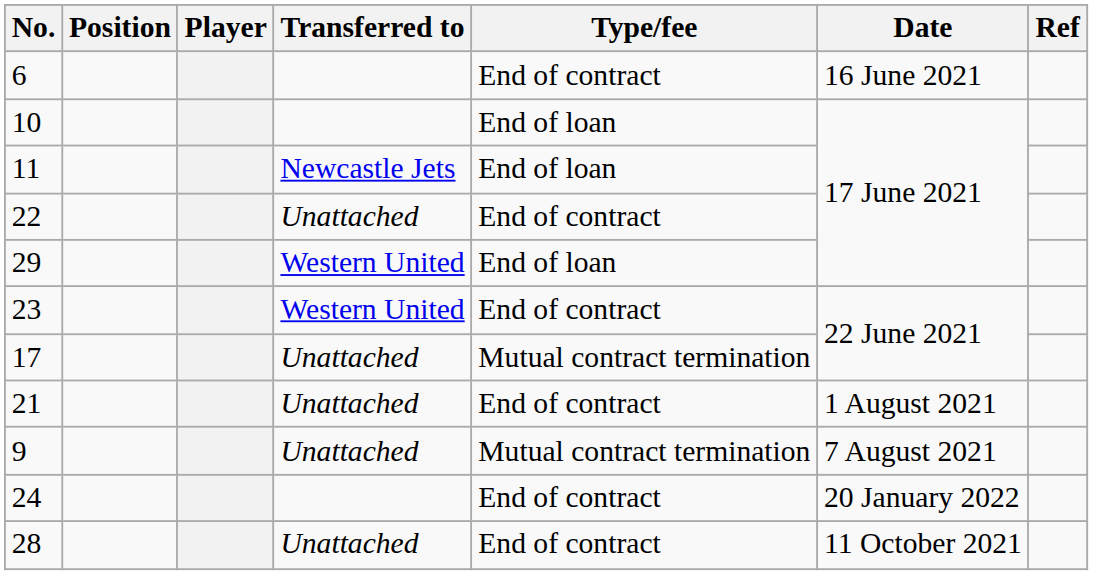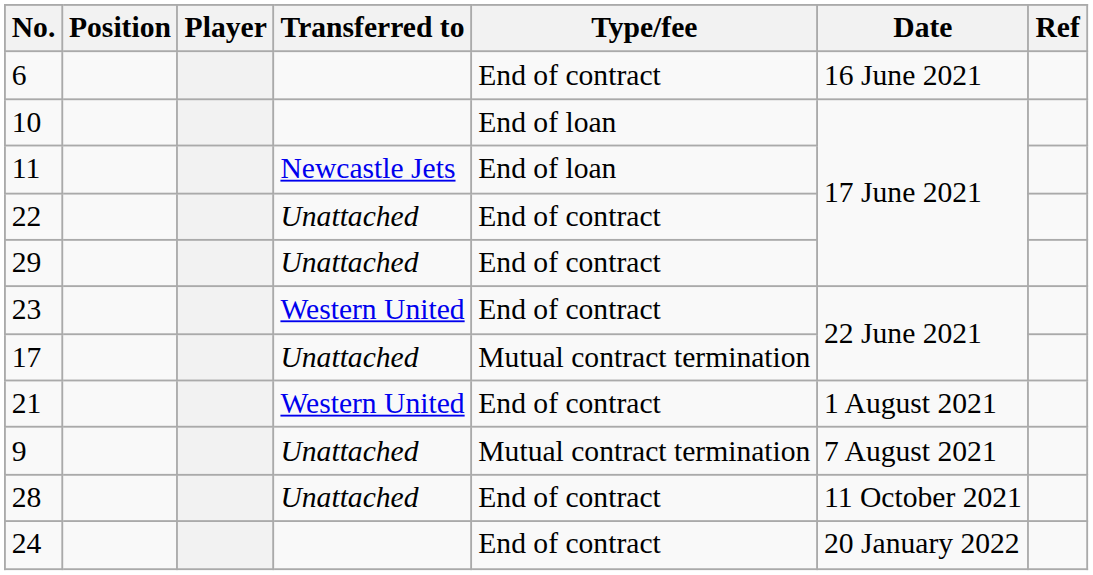(373, 262) Western United -> (349, 262) Unattached
(547, 262) End of loan -> (570, 262) End of contract
(349, 403) Unattached -> (373, 403) Western United
rows swapped: (27, 544) <-> (27, 497)
